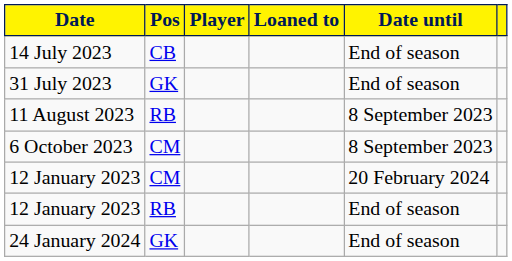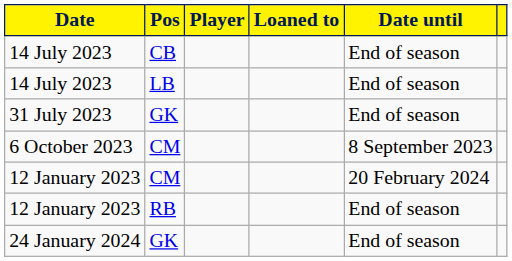+ row: (60, 83)
- row: (72, 114)
